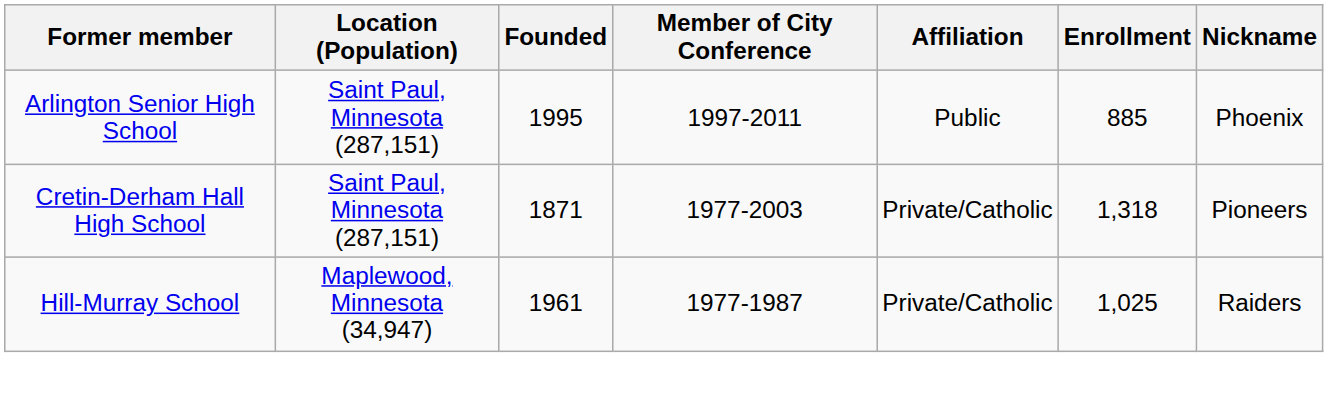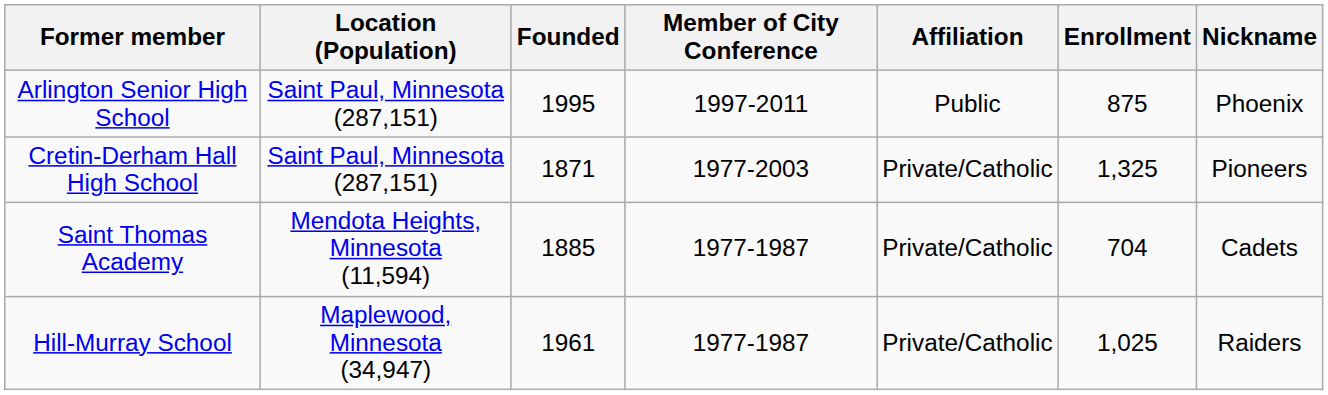(1127, 117) 885 -> (1127, 103) 875
(1127, 210) 1,318 -> (1127, 169) 1,325
+ row: (132, 248)
